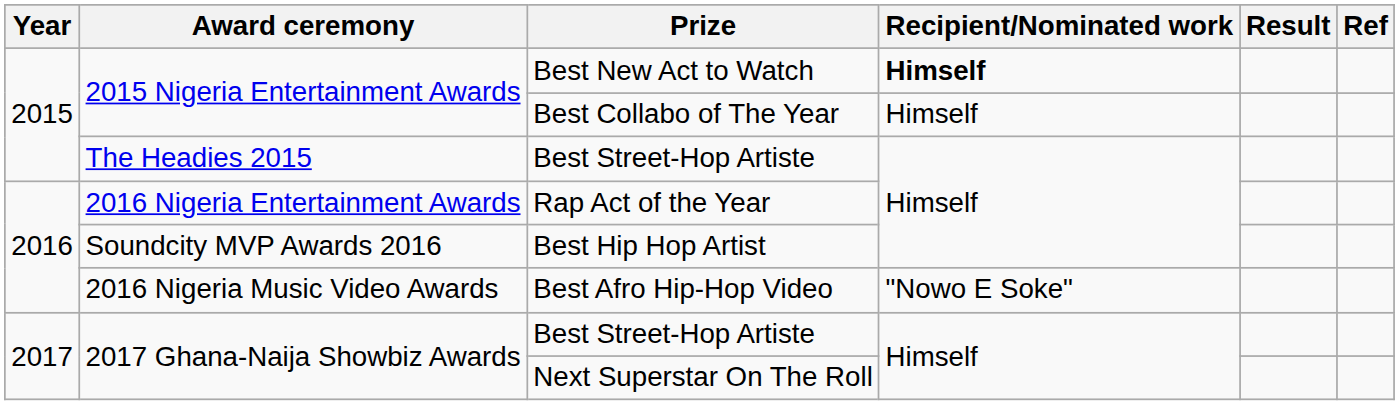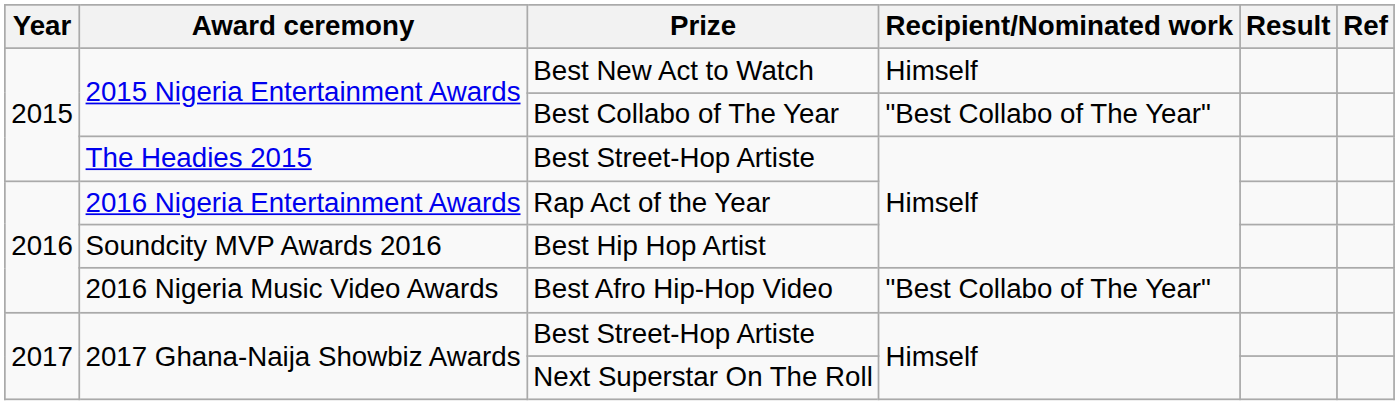(936, 70) bold -> (932, 70) normal
(932, 114) Himself -> (1048, 114) "Best Collabo of The Year"
(979, 289) "Nowo E Soke" -> (1048, 289) "Best Collabo of The Year"
